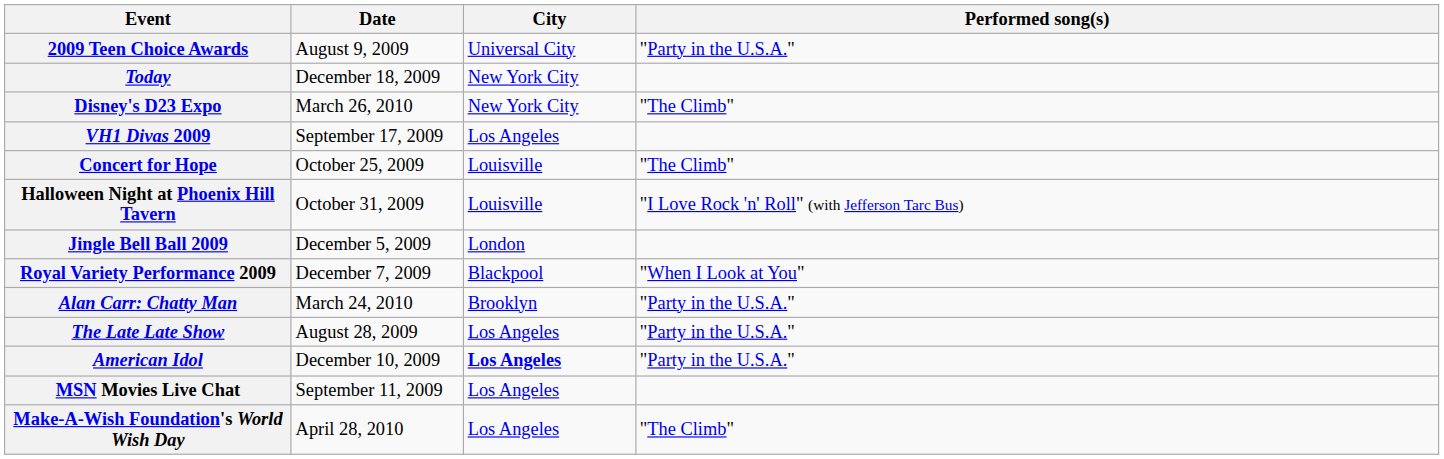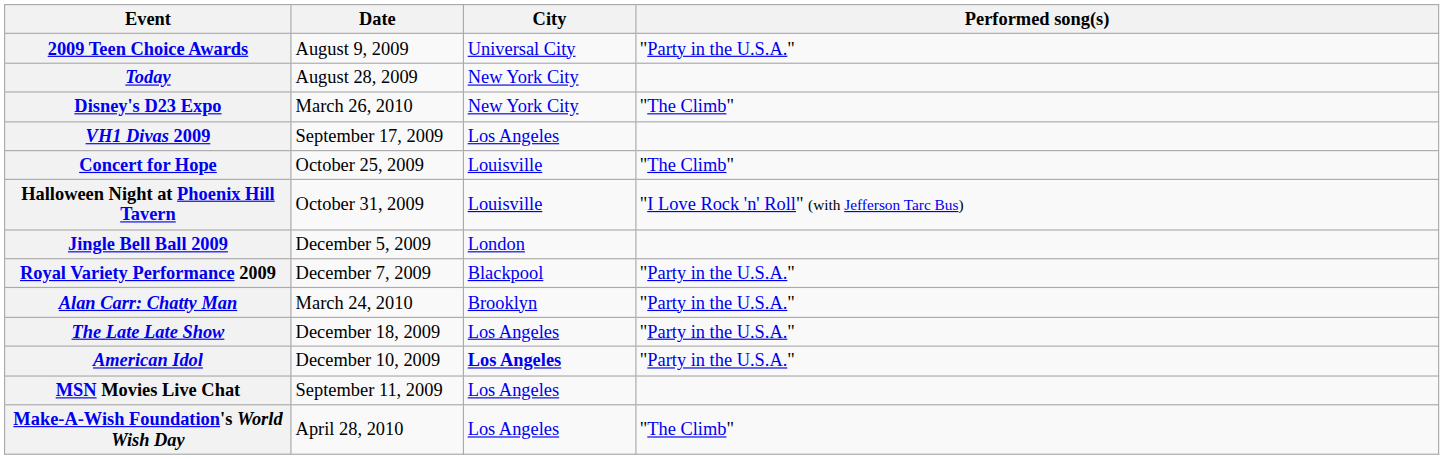(368, 77) December 18, 2009 -> (357, 77) August 28, 2009
(722, 273) "When I Look at You" -> (717, 273) "Party in the U.S.A."
(357, 331) August 28, 2009 -> (368, 331) December 18, 2009
